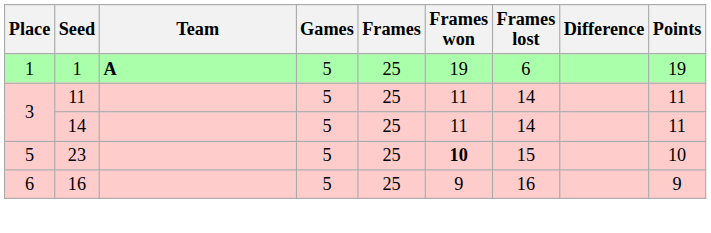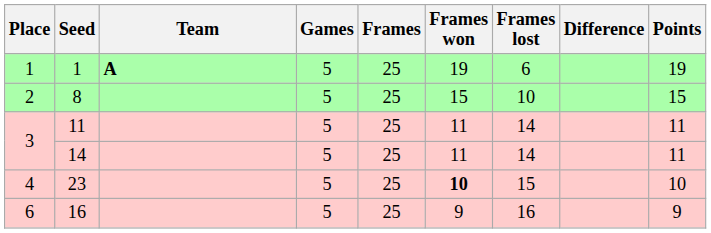+ row: (77, 97)
(30, 155) 5 -> (30, 184) 4
